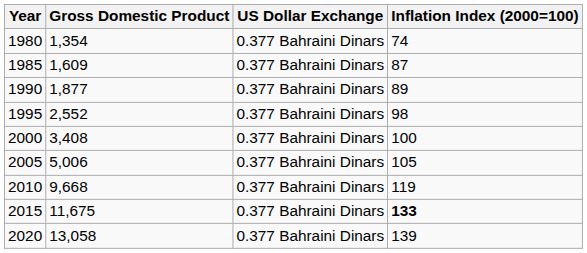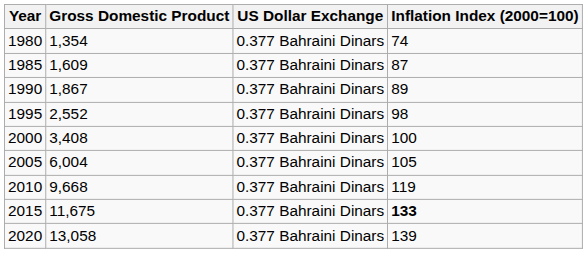(68, 89) 1,877 -> (68, 89) 1,867
(68, 162) 5,006 -> (68, 162) 6,004
